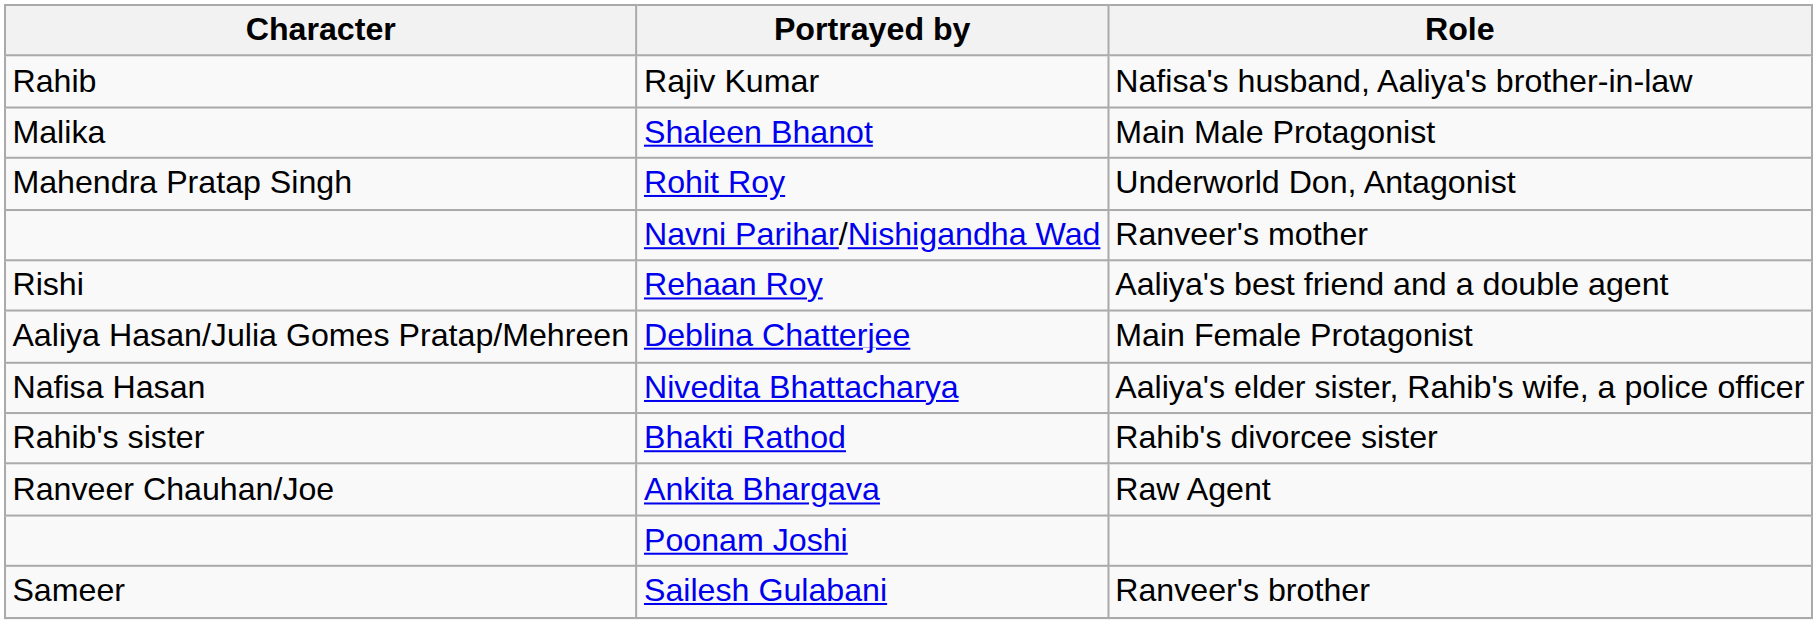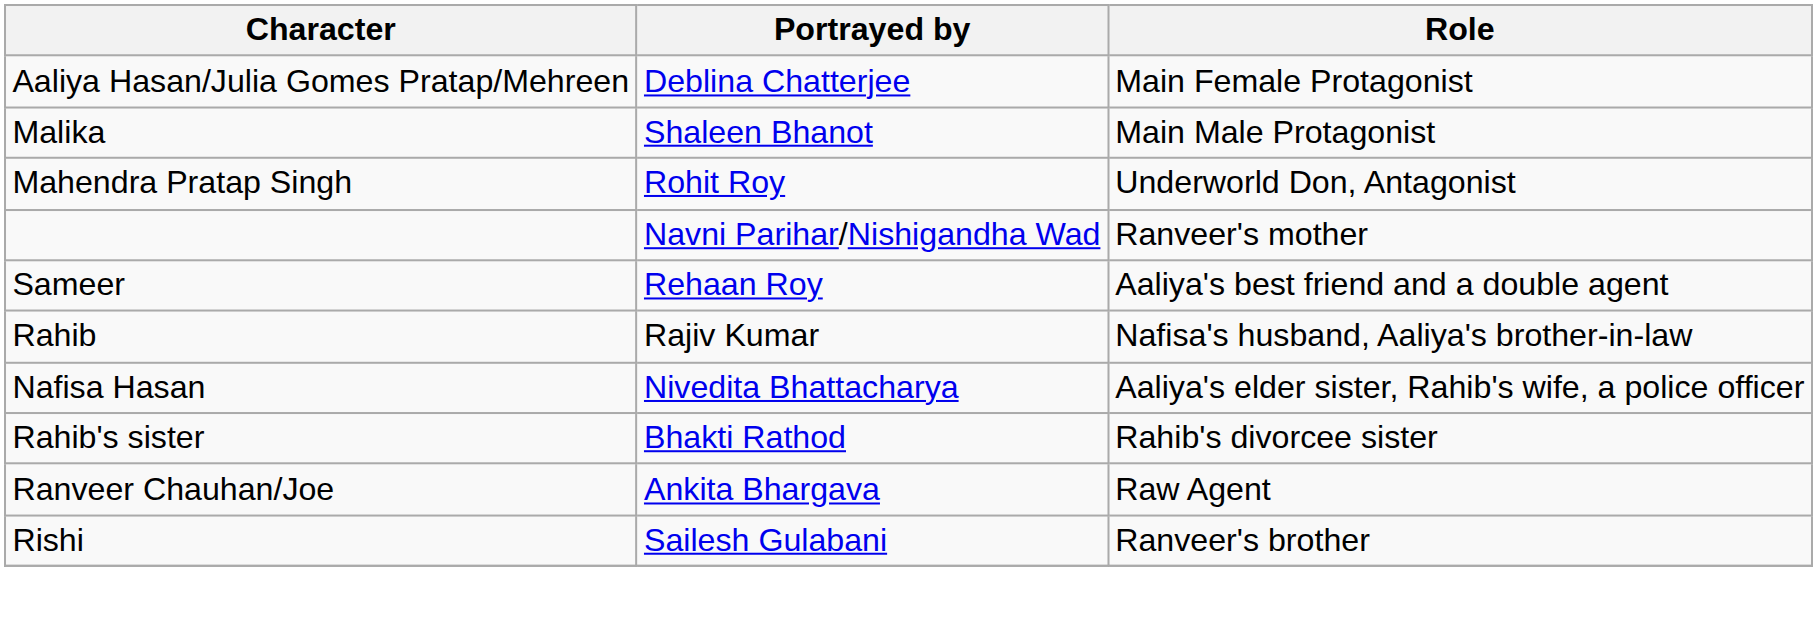rows swapped: (777, 336) <-> (732, 81)
(48, 285) Rishi -> (69, 285) Sameer
- row: (746, 540)
(69, 591) Sameer -> (48, 540) Rishi
